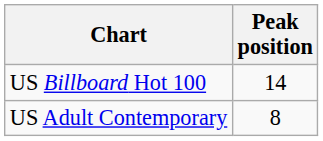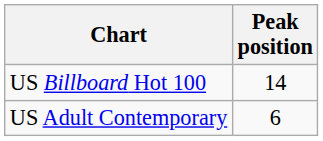(275, 117) 8 -> (275, 117) 6
